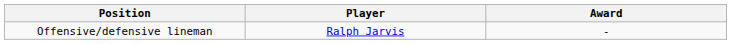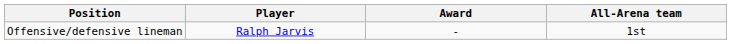+ column: (636, 13)
